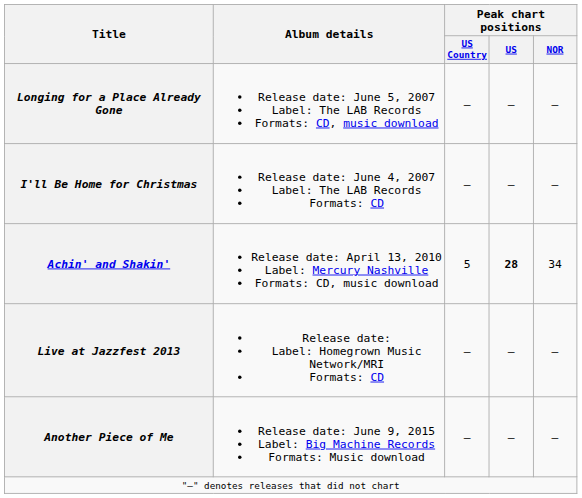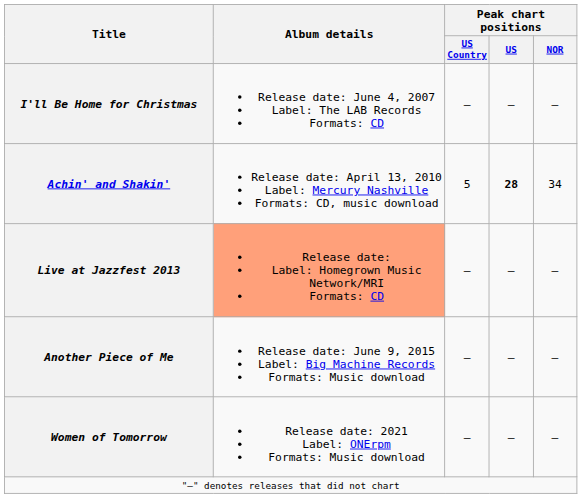- row: (109, 103)
(329, 357) no background -> (329, 277) lightsalmon background
+ row: (109, 437)
